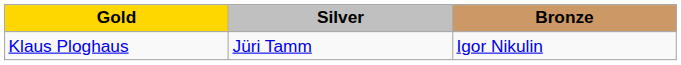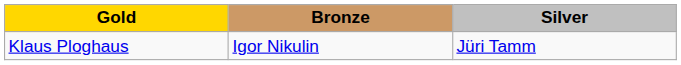columns swapped: (340, 18) <-> (564, 18)
